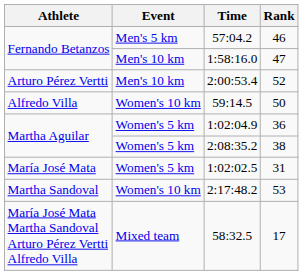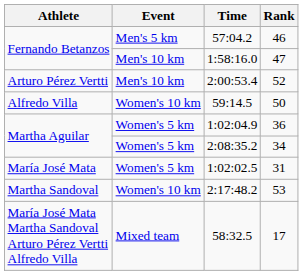(279, 146) 38 -> (279, 146) 34
